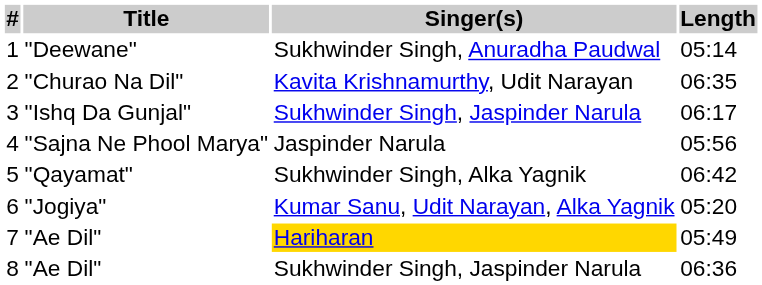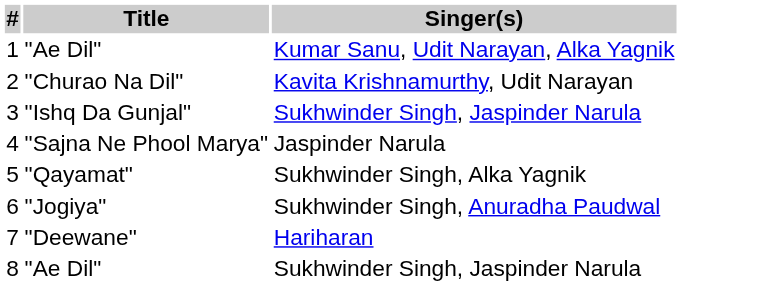- column: (718, 18)
(81, 50) "Deewane" -> (63, 50) "Ae Dil"
(467, 50) Sukhwinder Singh, Anuradha Paudwal -> (474, 50) Kumar Sanu, Udit Narayan, Alka Yagnik
(474, 206) Kumar Sanu, Udit Narayan, Alka Yagnik -> (467, 206) Sukhwinder Singh, Anuradha Paudwal
(63, 237) "Ae Dil" -> (81, 237) "Deewane"
(324, 237) gold background -> (324, 237) no background
